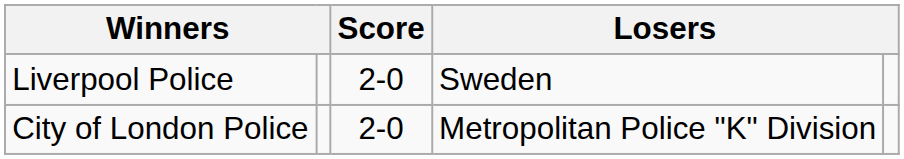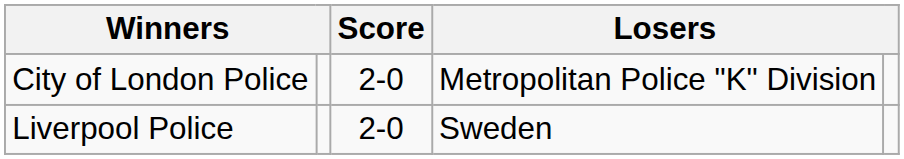rows swapped: (123, 79) <-> (160, 128)
